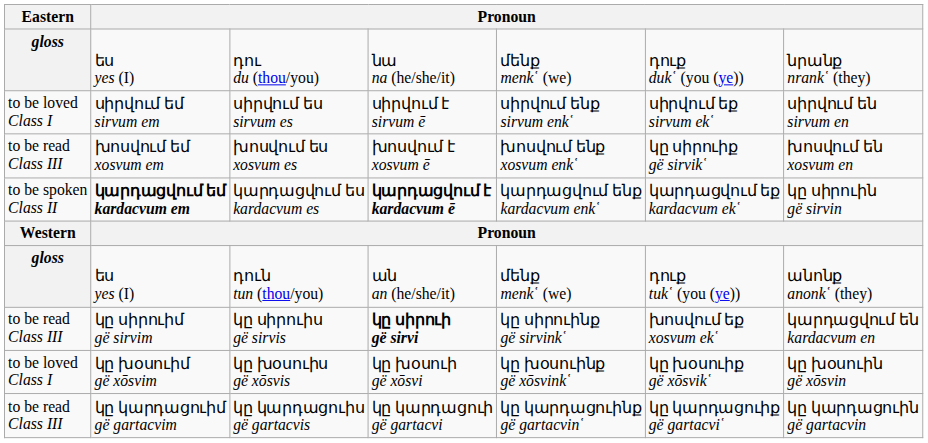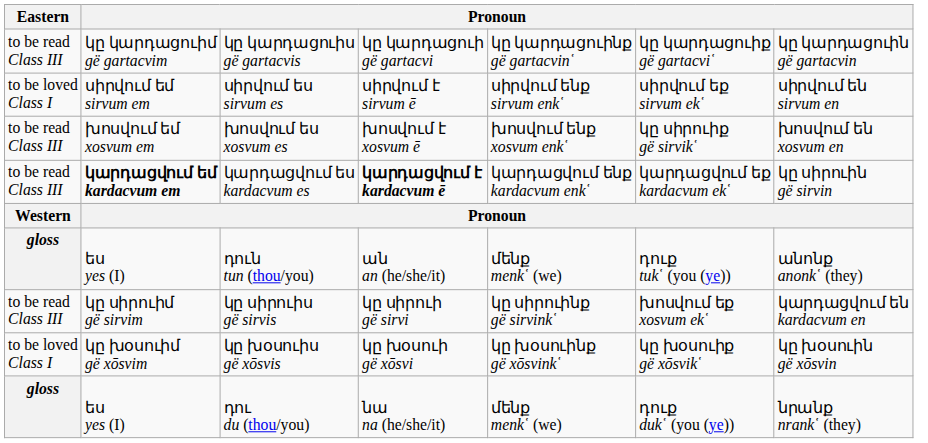rows swapped: (276, 69) <-> (299, 416)
(48, 198) to be spoken Class II -> (39, 181) to be read Class III
(411, 329) bold -> (402, 311) normal
